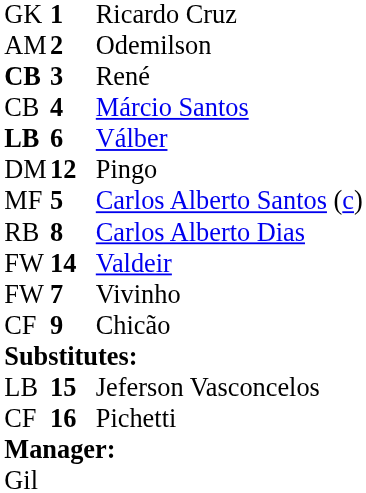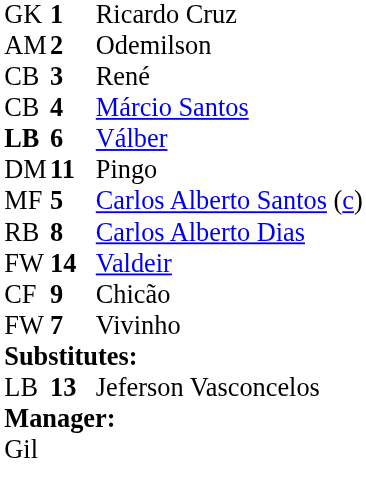(23, 76) bold -> (22, 76) normal
(63, 169) 12 -> (63, 169) 11
rows swapped: (138, 294) <-> (133, 325)
(63, 387) 15 -> (63, 387) 13
- row: (136, 418)
